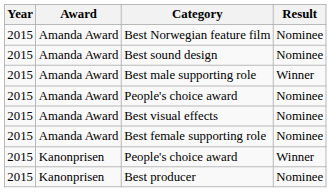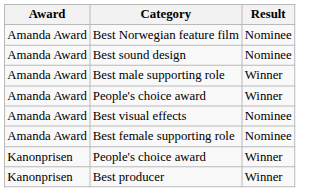- column: (20, 14)
(300, 95) Nominee -> (264, 95) Winner
(300, 177) Nominee -> (264, 177) Winner
